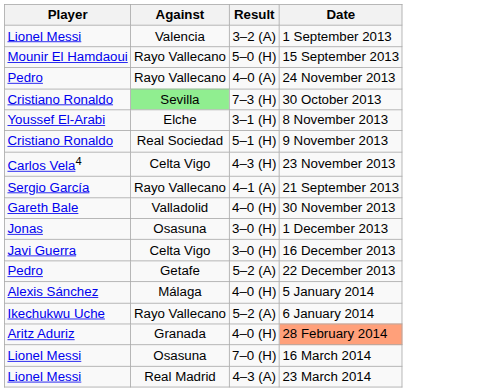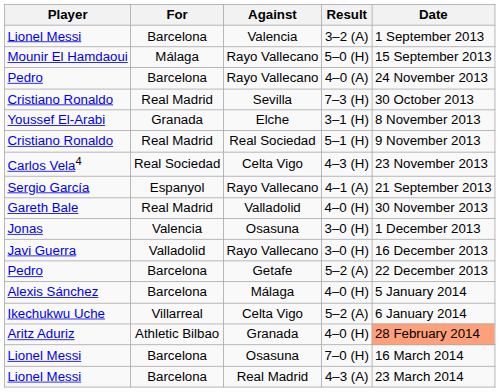+ column: (177, 15)
(180, 99) lightgreen background -> (272, 99) no background
(180, 250) Celta Vigo -> (272, 250) Rayo Vallecano
(180, 313) Rayo Vallecano -> (272, 313) Celta Vigo
